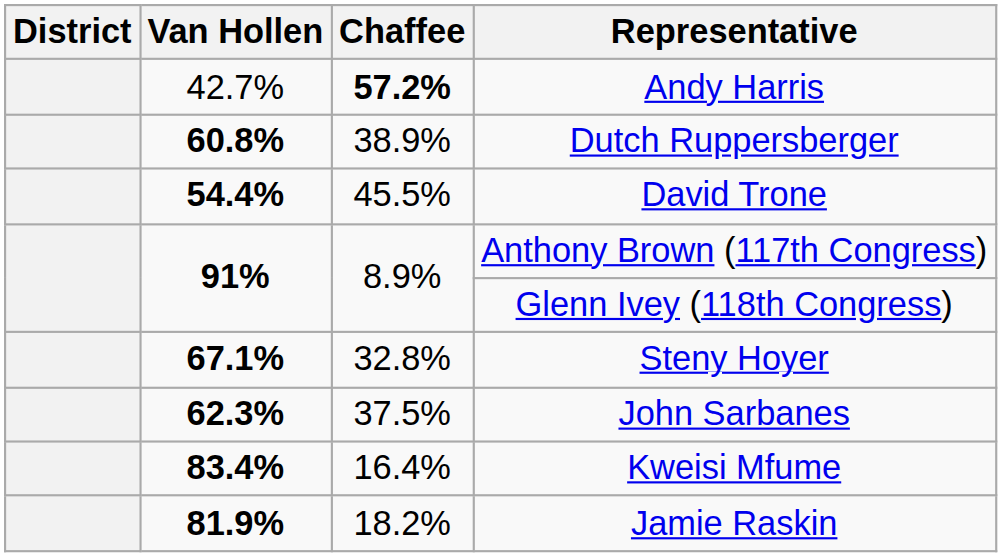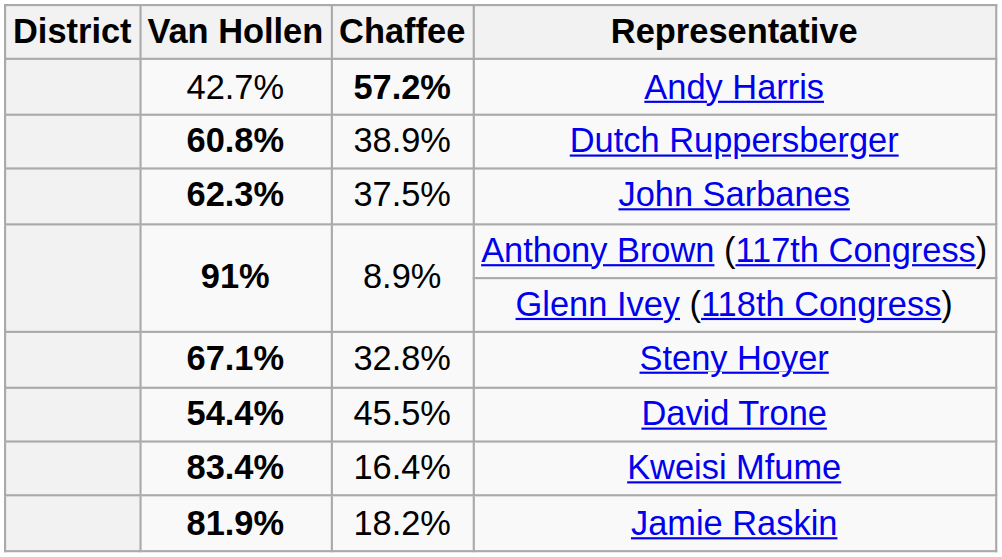rows swapped: (734, 413) <-> (734, 195)
